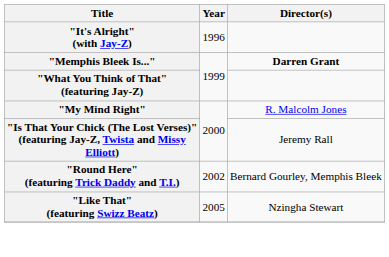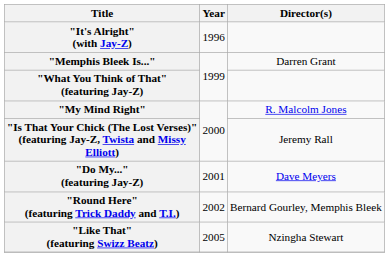(306, 61) bold -> (306, 61) normal
+ row: (102, 176)
